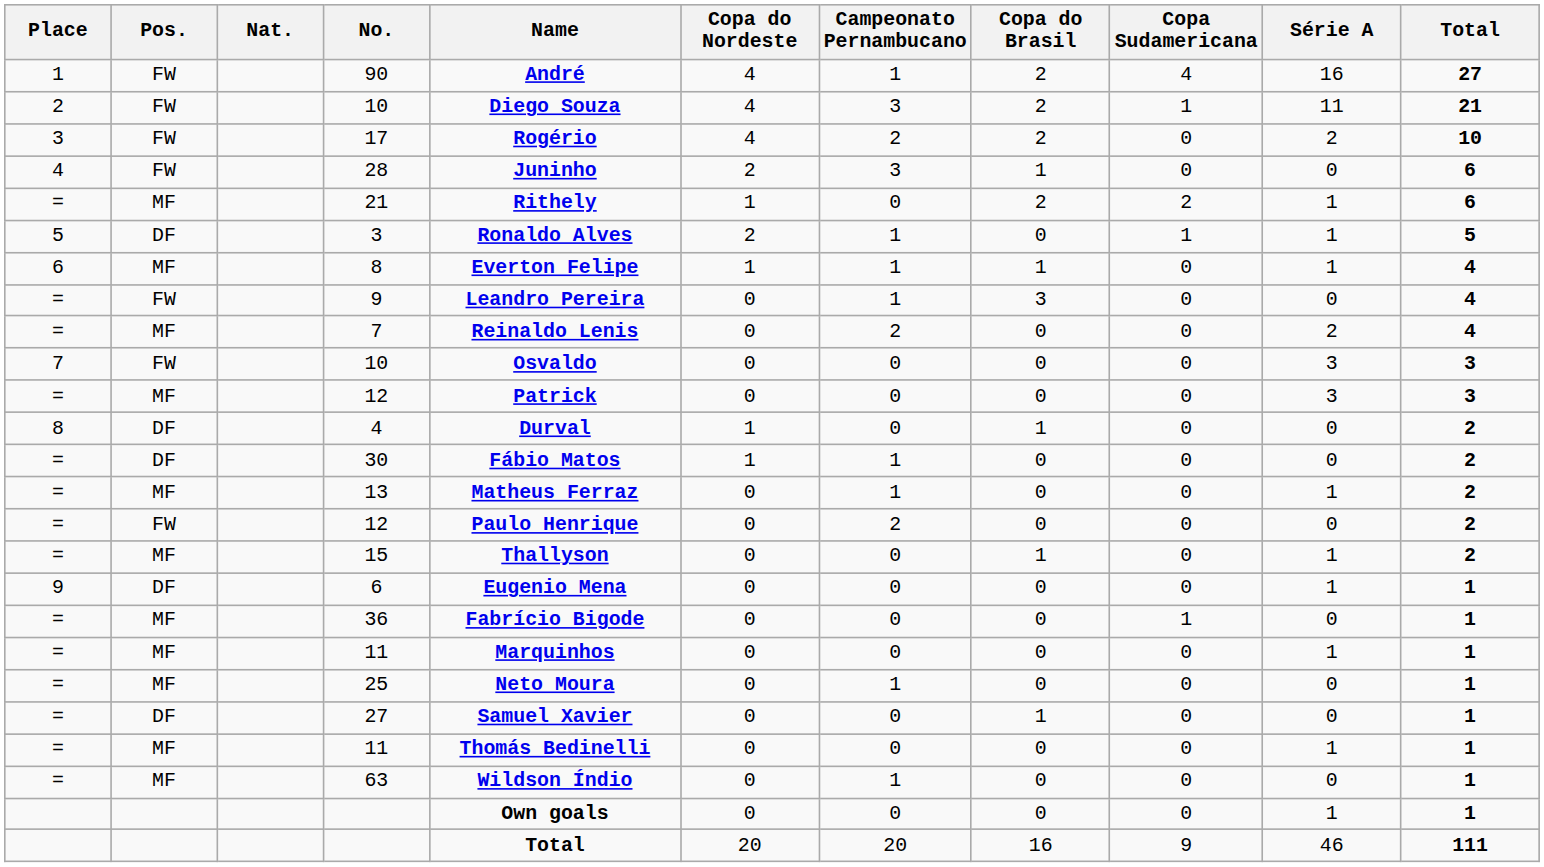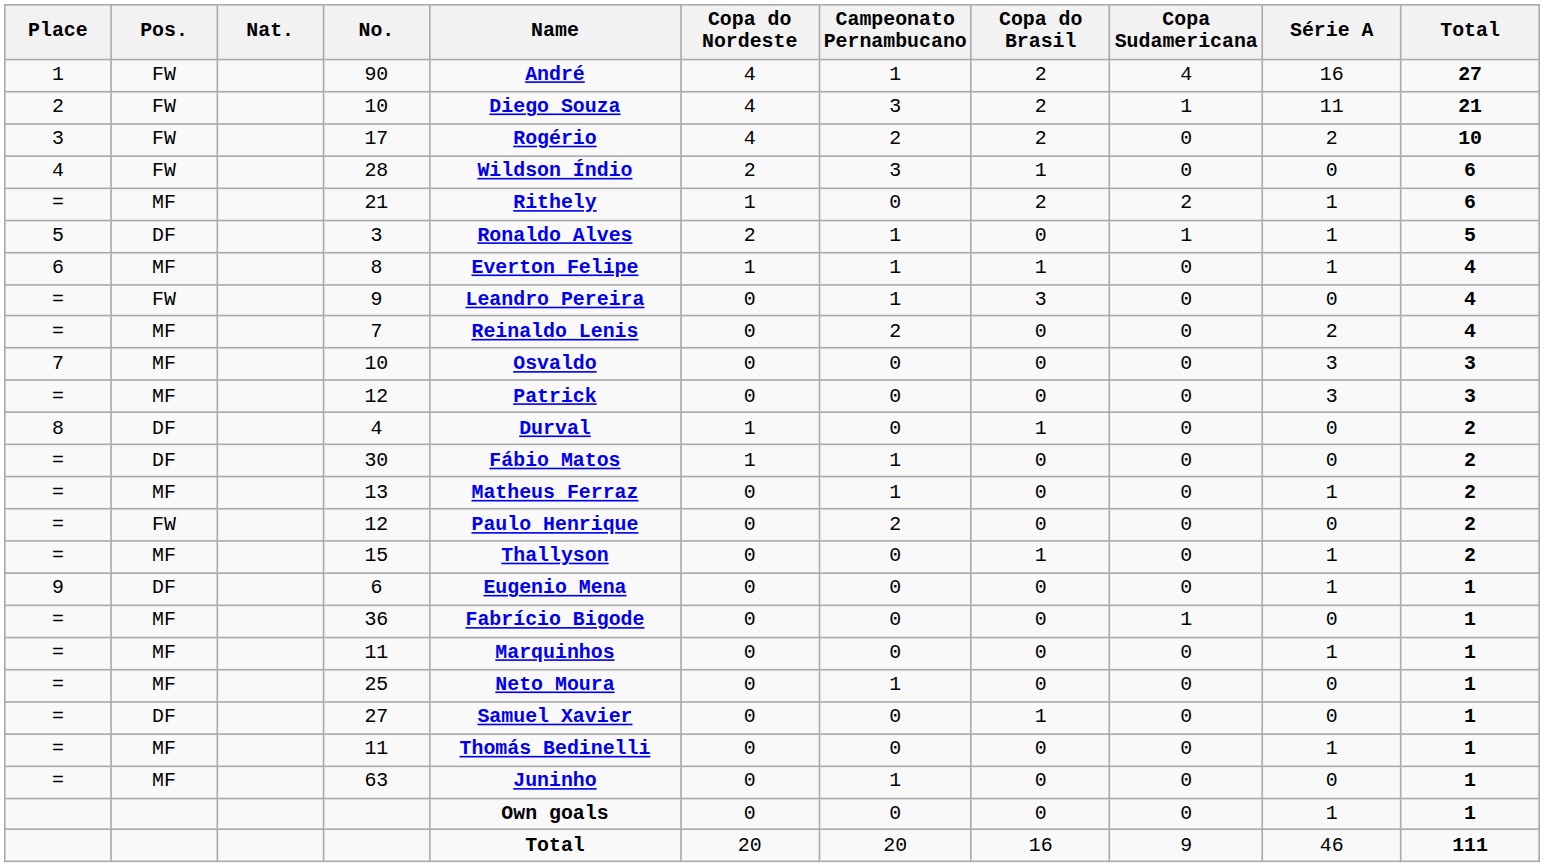(555, 172) Juninho -> (555, 172) Wildson Índio
(164, 365) FW -> (164, 365) MF
(555, 782) Wildson Índio -> (555, 782) Juninho
